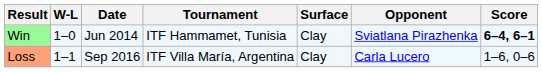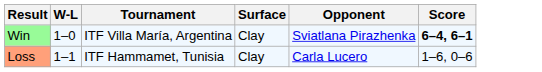- column: (112, 14)
(216, 35) ITF Hammamet, Tunisia -> (158, 35) ITF Villa María, Argentina
(220, 56) ITF Villa María, Argentina -> (154, 56) ITF Hammamet, Tunisia
